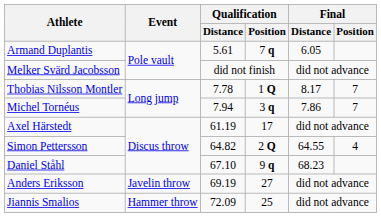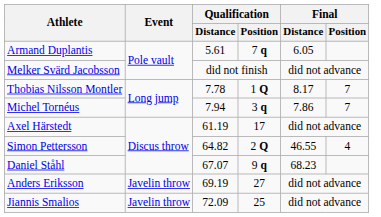(311, 146) 64.55 -> (303, 146) 46.55
(223, 165) 67.10 -> (215, 165) 67.07
(163, 203) Hammer throw -> (159, 203) Javelin throw
